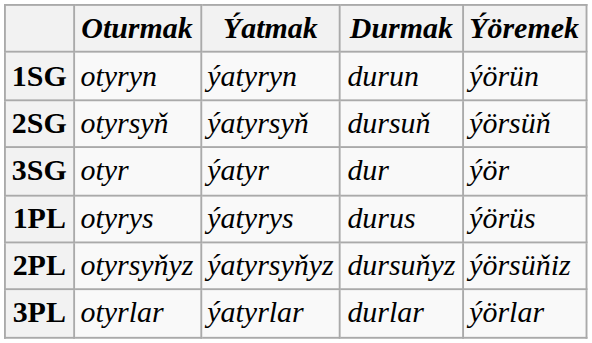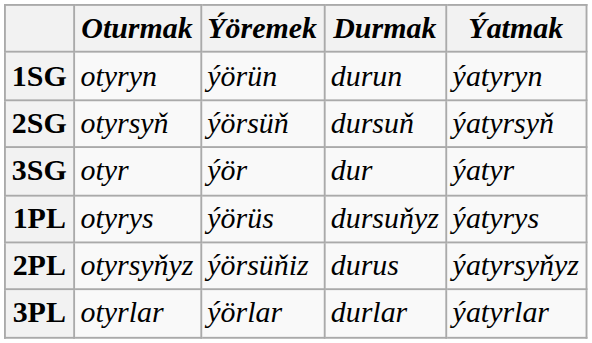columns swapped: (270, 28) <-> (524, 28)
(381, 218) durus -> (385, 218) dursuňyz
(401, 265) dursuňyz -> (365, 265) durus
